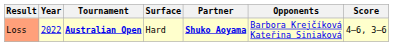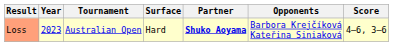(51, 30) 2022 -> (51, 30) 2023
(103, 30) bold -> (103, 30) normal
